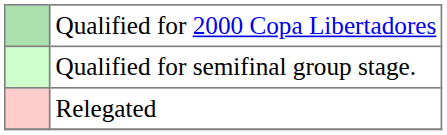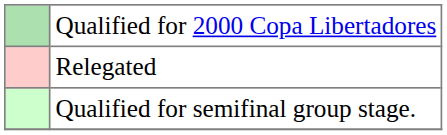rows swapped: (236, 66) <-> (106, 108)
